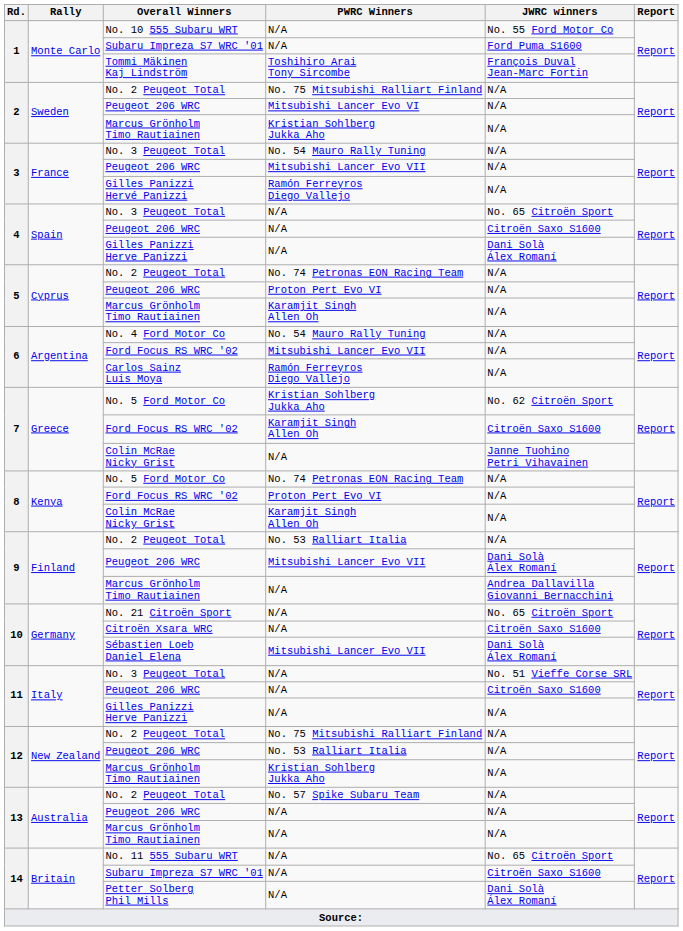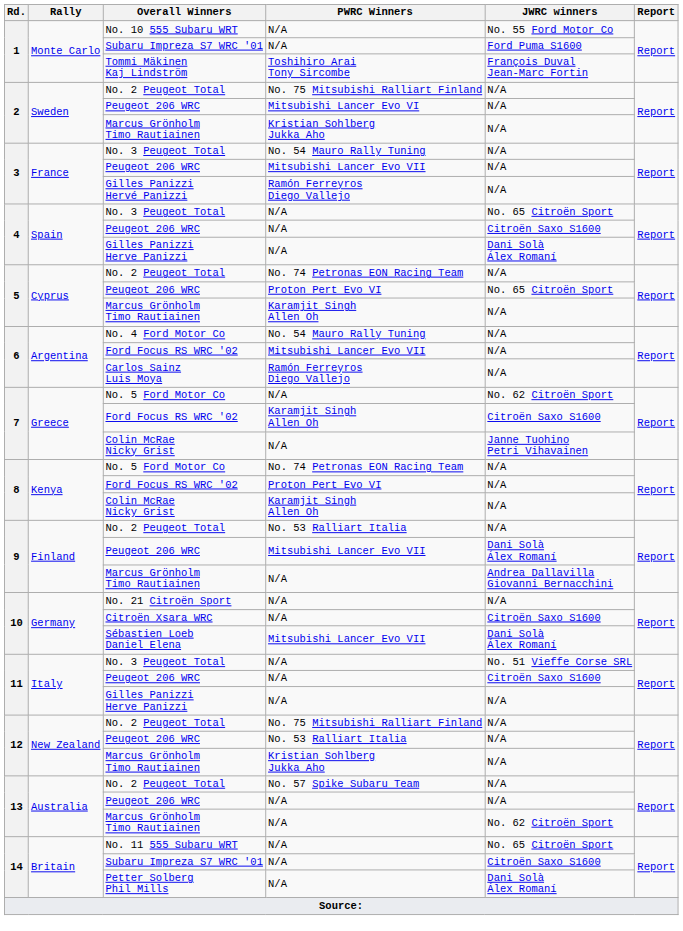(497, 290) N/A -> (550, 290) No. 65 Citroën Sport
(322, 401) Kristian Sohlberg Jukka Aho -> (278, 395) N/A
(550, 613) No. 65 Citroën Sport -> (497, 601) N/A
(497, 834) N/A -> (550, 823) No. 62 Citroën Sport
